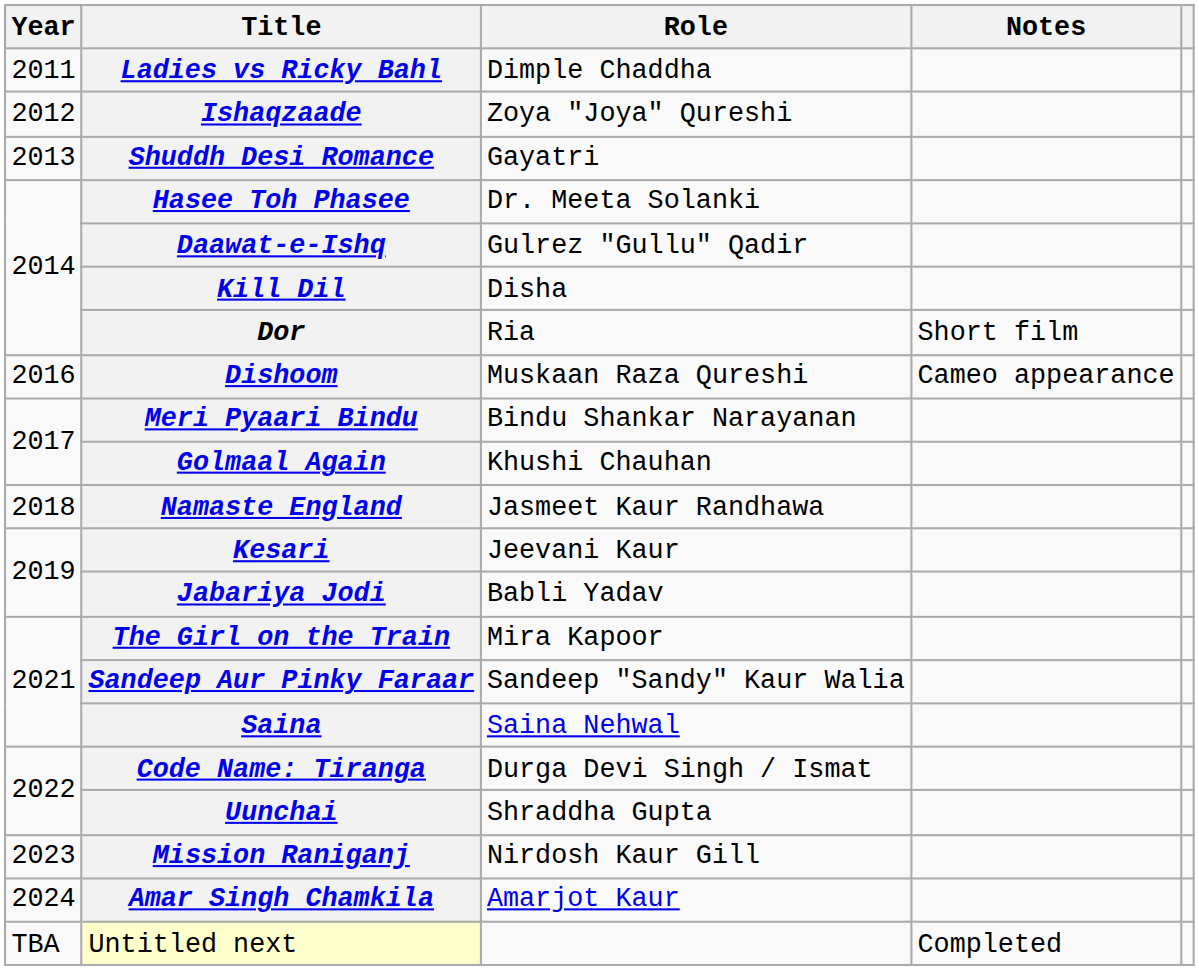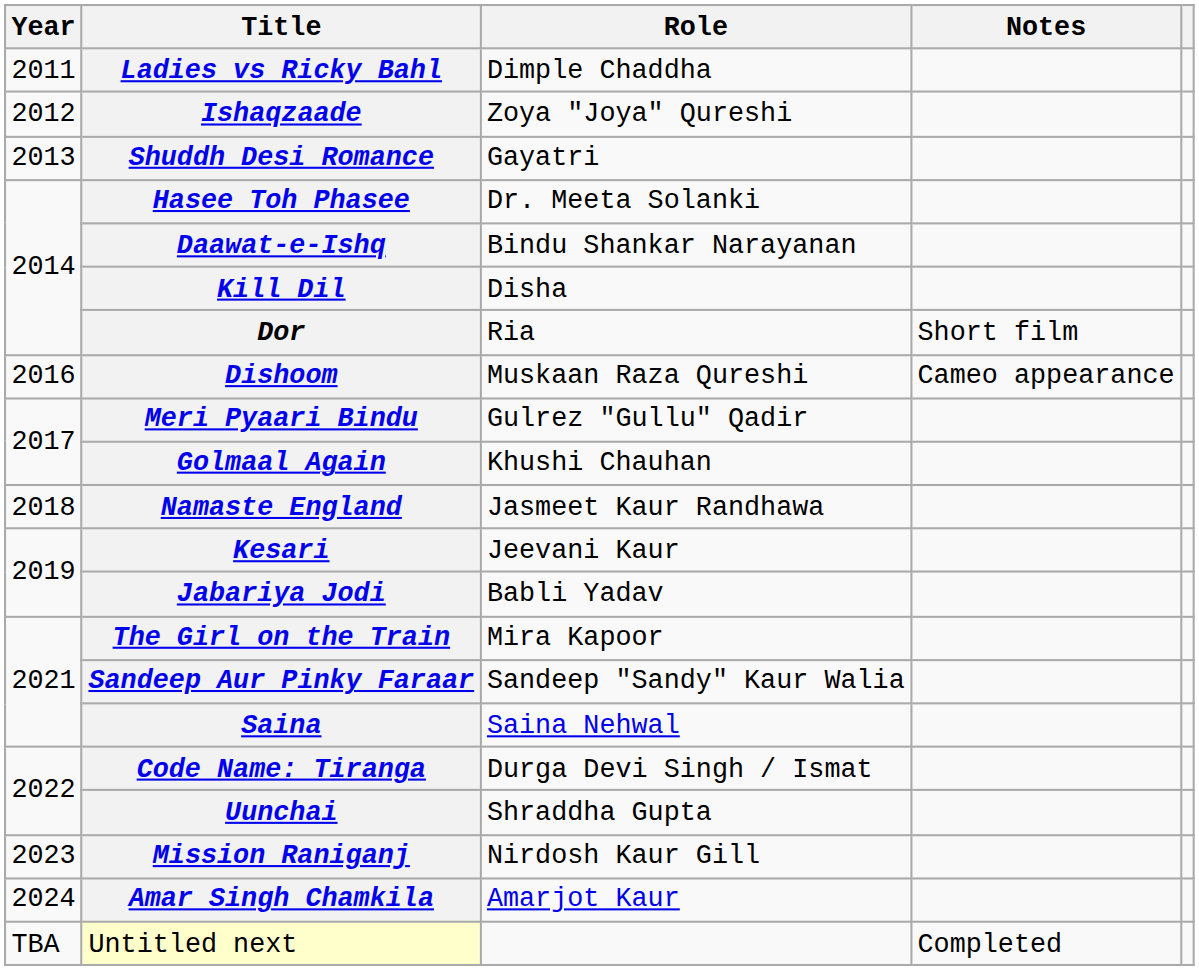(648, 245) Gulrez "Gullu" Qadir -> (672, 245) Bindu Shankar Narayanan
(672, 420) Bindu Shankar Narayanan -> (648, 420) Gulrez "Gullu" Qadir
